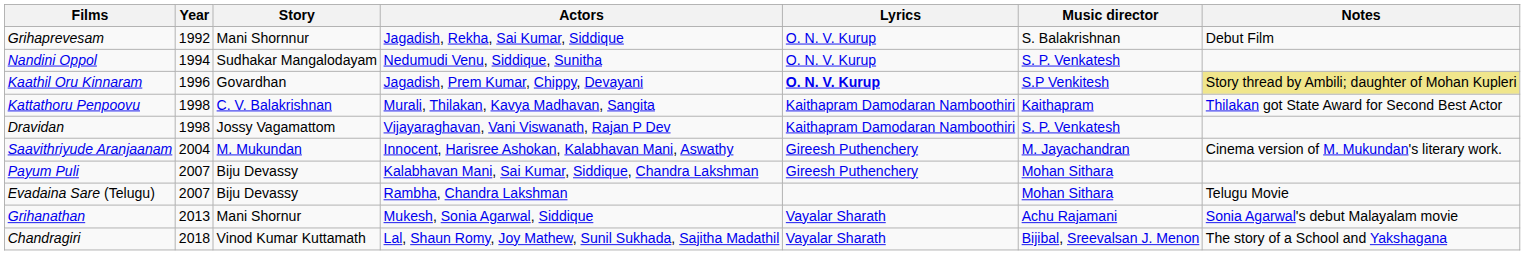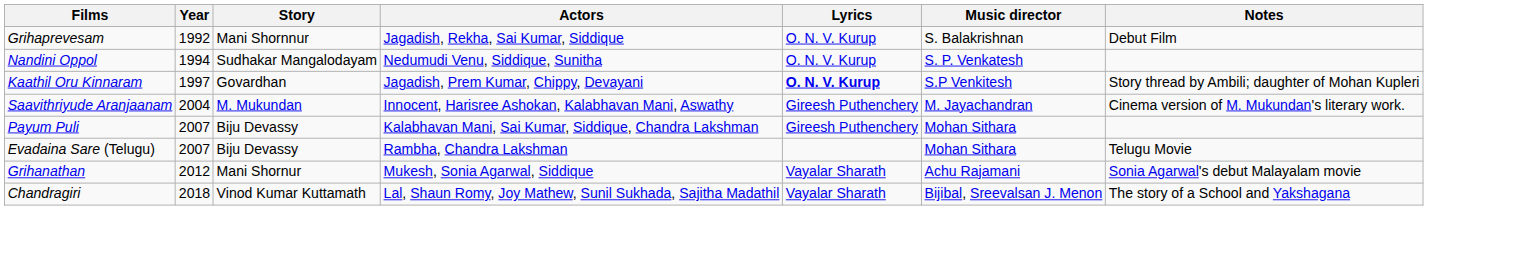(194, 82) 1996 -> (194, 82) 1997
(1361, 82) khaki background -> (1264, 82) no background
- row: (74, 104)
- row: (36, 127)
(194, 216) 2013 -> (194, 171) 2012
